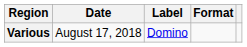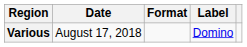columns swapped: (167, 13) <-> (213, 13)
